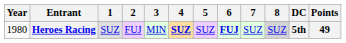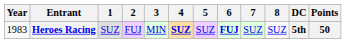(17, 30) 1980 -> (17, 30) 1983
(277, 30) lightgrey background -> (277, 30) no background
(325, 30) 49 -> (325, 30) 50
